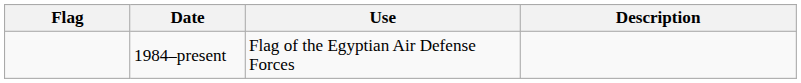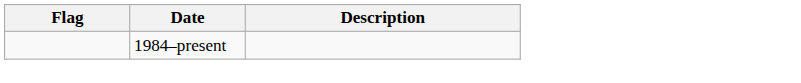- column: (383, 18)
